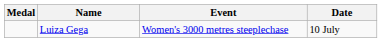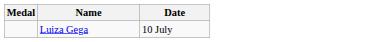- column: (223, 12)
